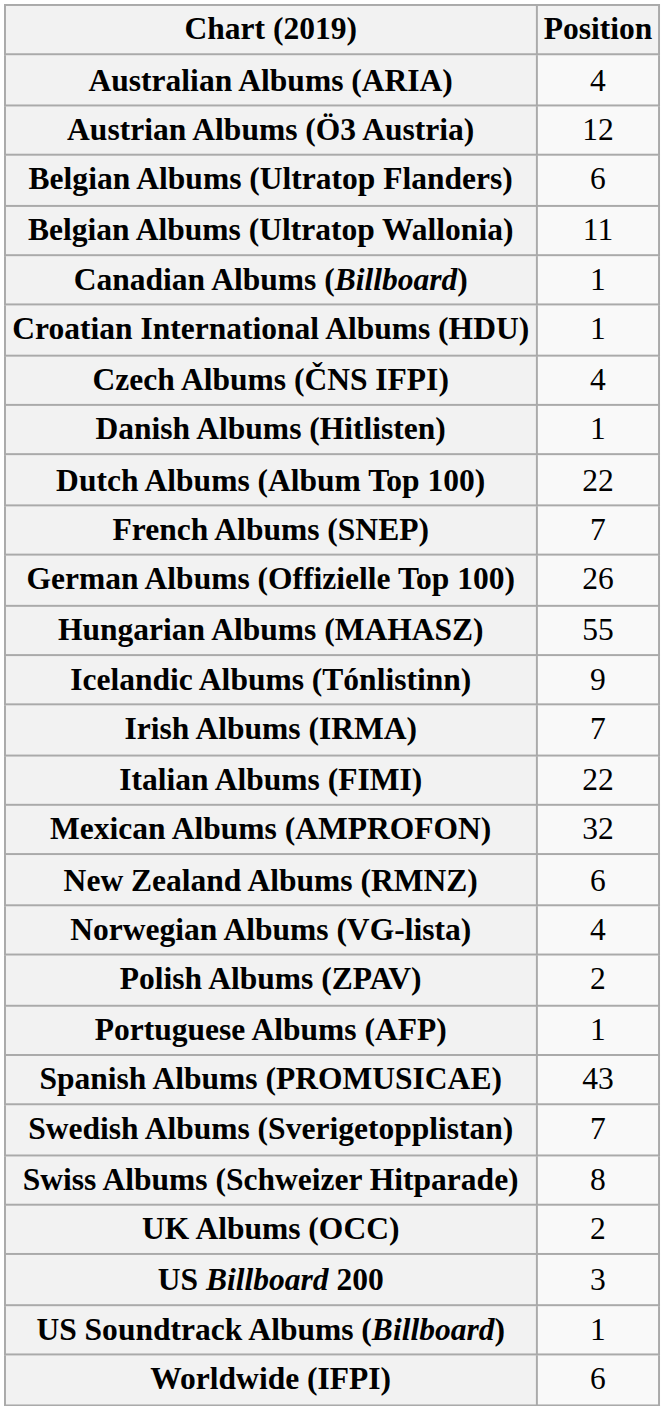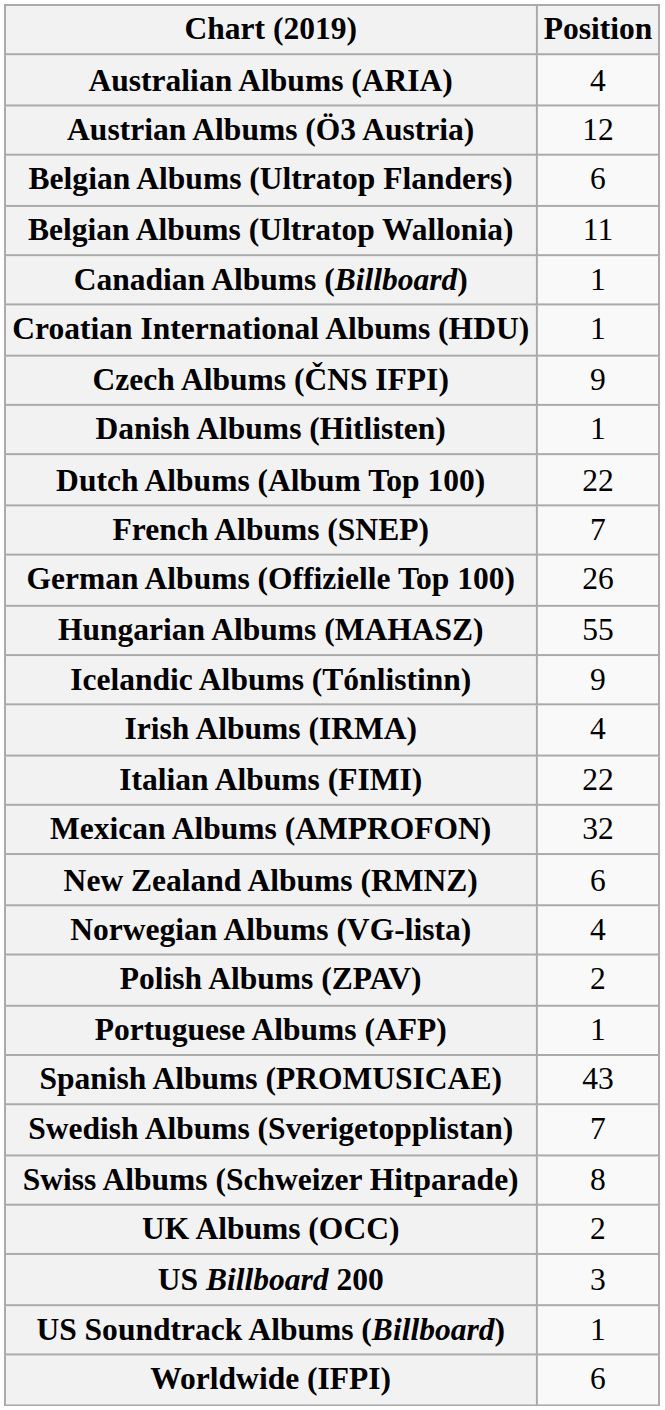(598, 379) 4 -> (598, 379) 9
(598, 729) 7 -> (598, 729) 4
